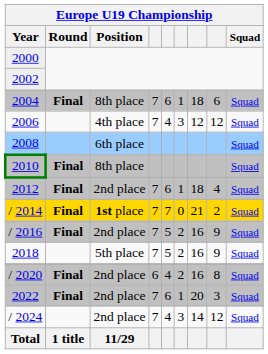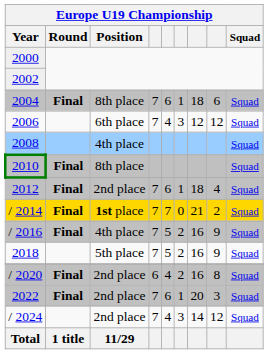(120, 121) 4th place -> (120, 121) 6th place
(120, 143) 6th place -> (120, 143) 4th place
(120, 231) 2nd place -> (120, 231) 4th place
